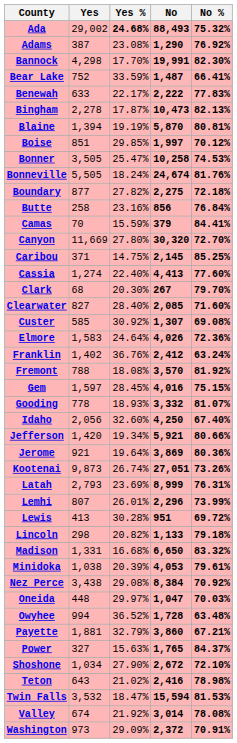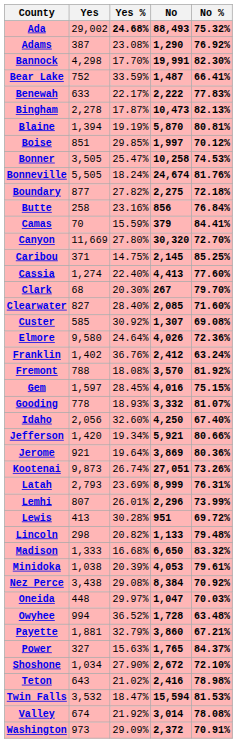(87, 339) 1,583 -> (87, 339) 9,580
(212, 535) 79.18% -> (212, 535) 79.48%
(87, 551) 1,331 -> (87, 551) 1,333
